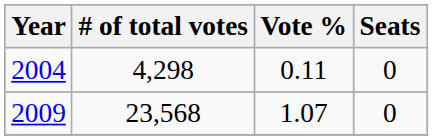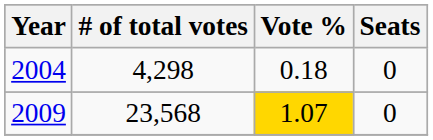(304, 69) 0.11 -> (304, 69) 0.18
(304, 112) no background -> (304, 112) gold background
